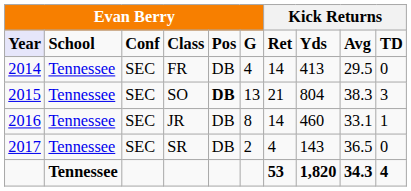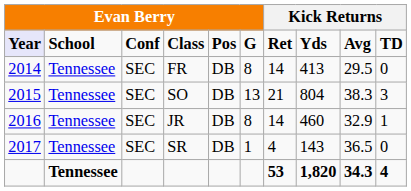(248, 69) 4 -> (248, 69) 8
(223, 95) bold -> (223, 95) normal
(358, 120) 33.1 -> (358, 120) 32.9
(248, 146) 2 -> (248, 146) 1
